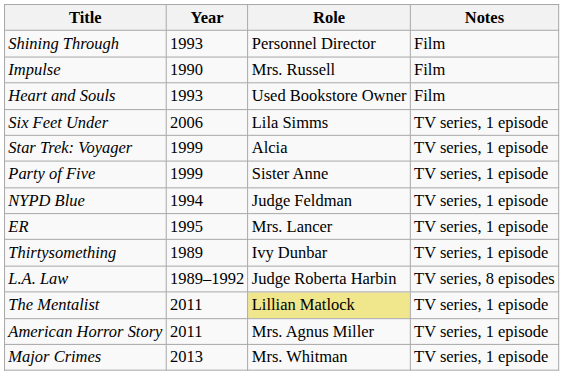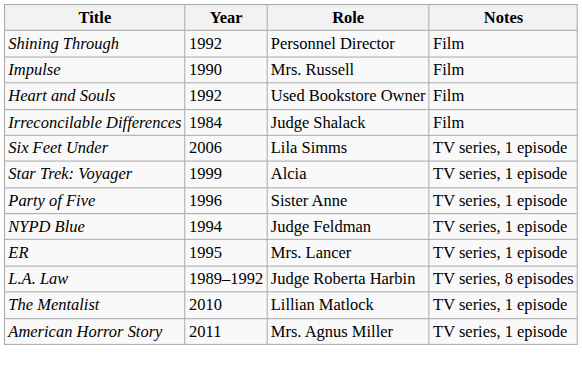(187, 43) 1993 -> (206, 43) 1992
(187, 95) 1993 -> (206, 95) 1992
+ row: (95, 122)
(187, 174) 1999 -> (206, 200) 1996
- row: (62, 252)
(186, 305) 2011 -> (206, 305) 2010
(303, 305) khaki background -> (322, 305) no background
- row: (55, 357)
